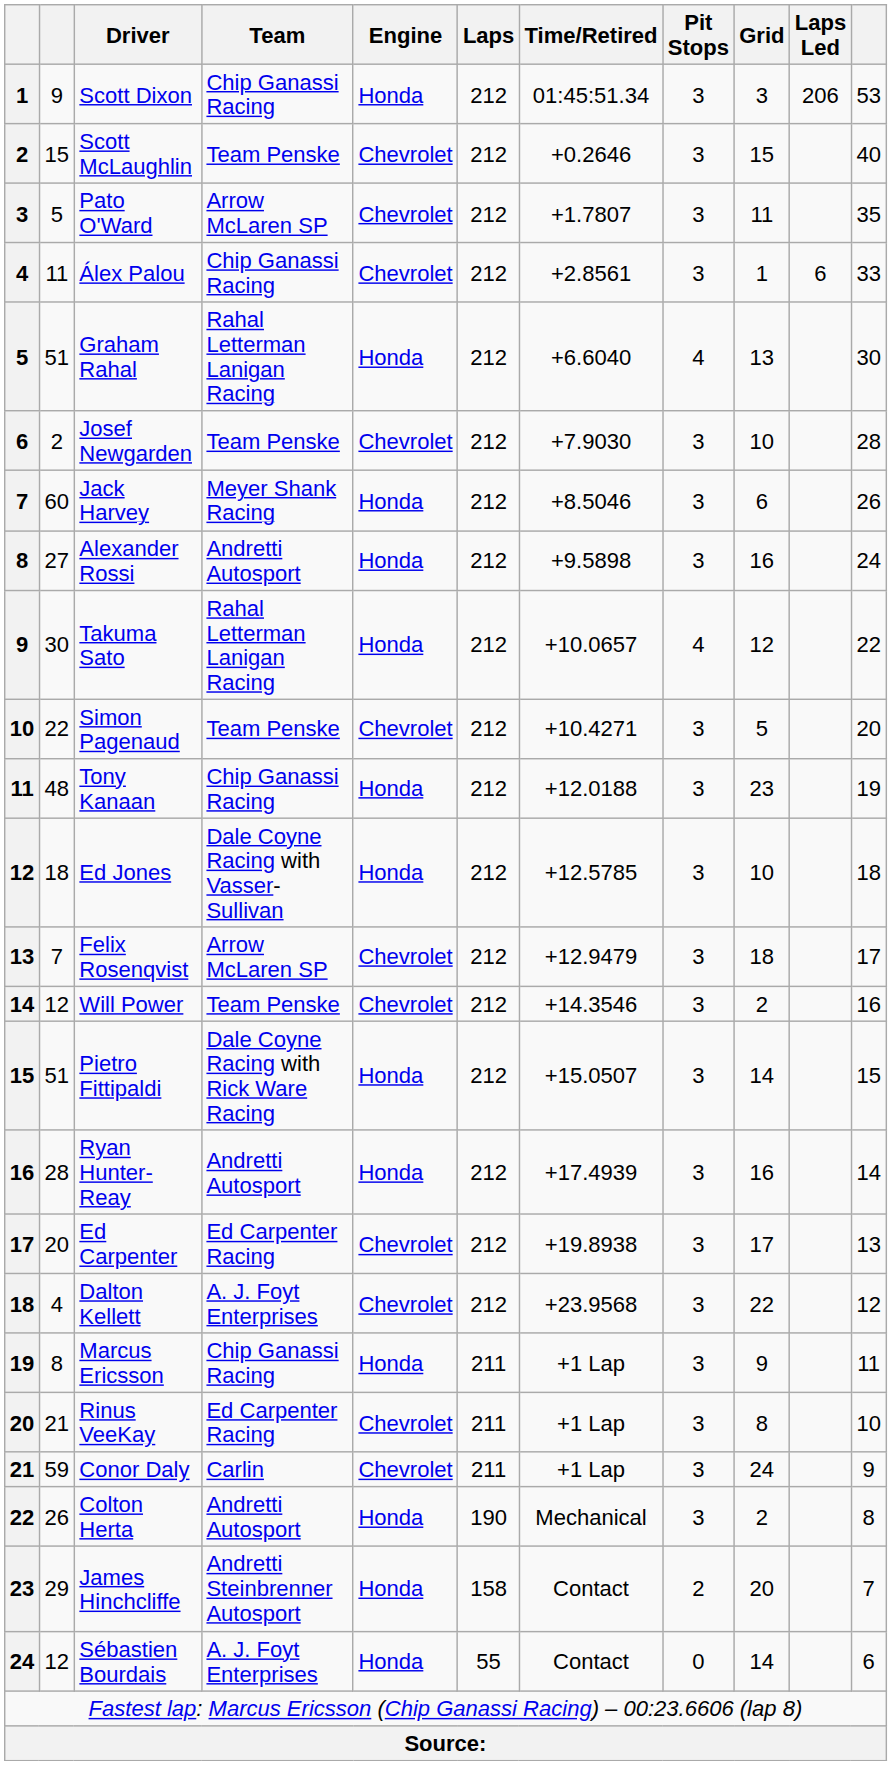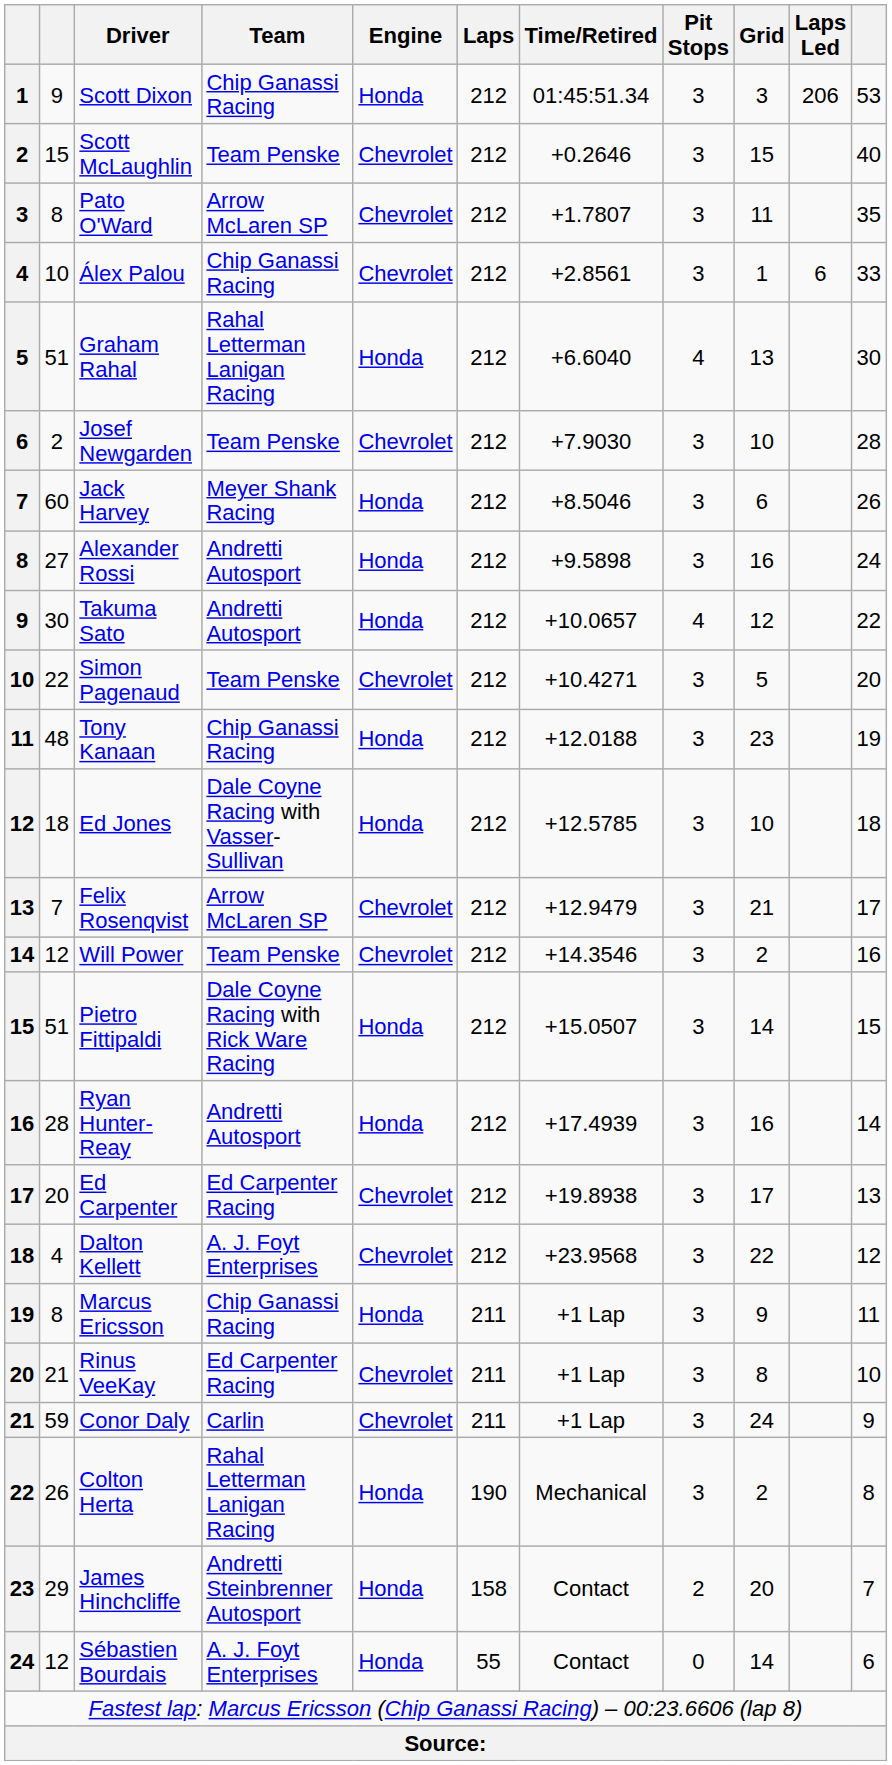(57, 213) 5 -> (57, 213) 8
(57, 273) 11 -> (57, 273) 10
(256, 644) Rahal Letterman Lanigan Racing -> (254, 620) Andretti Autosport
(762, 957) 18 -> (762, 907) 21
(254, 1517) Andretti Autosport -> (256, 1492) Rahal Letterman Lanigan Racing
